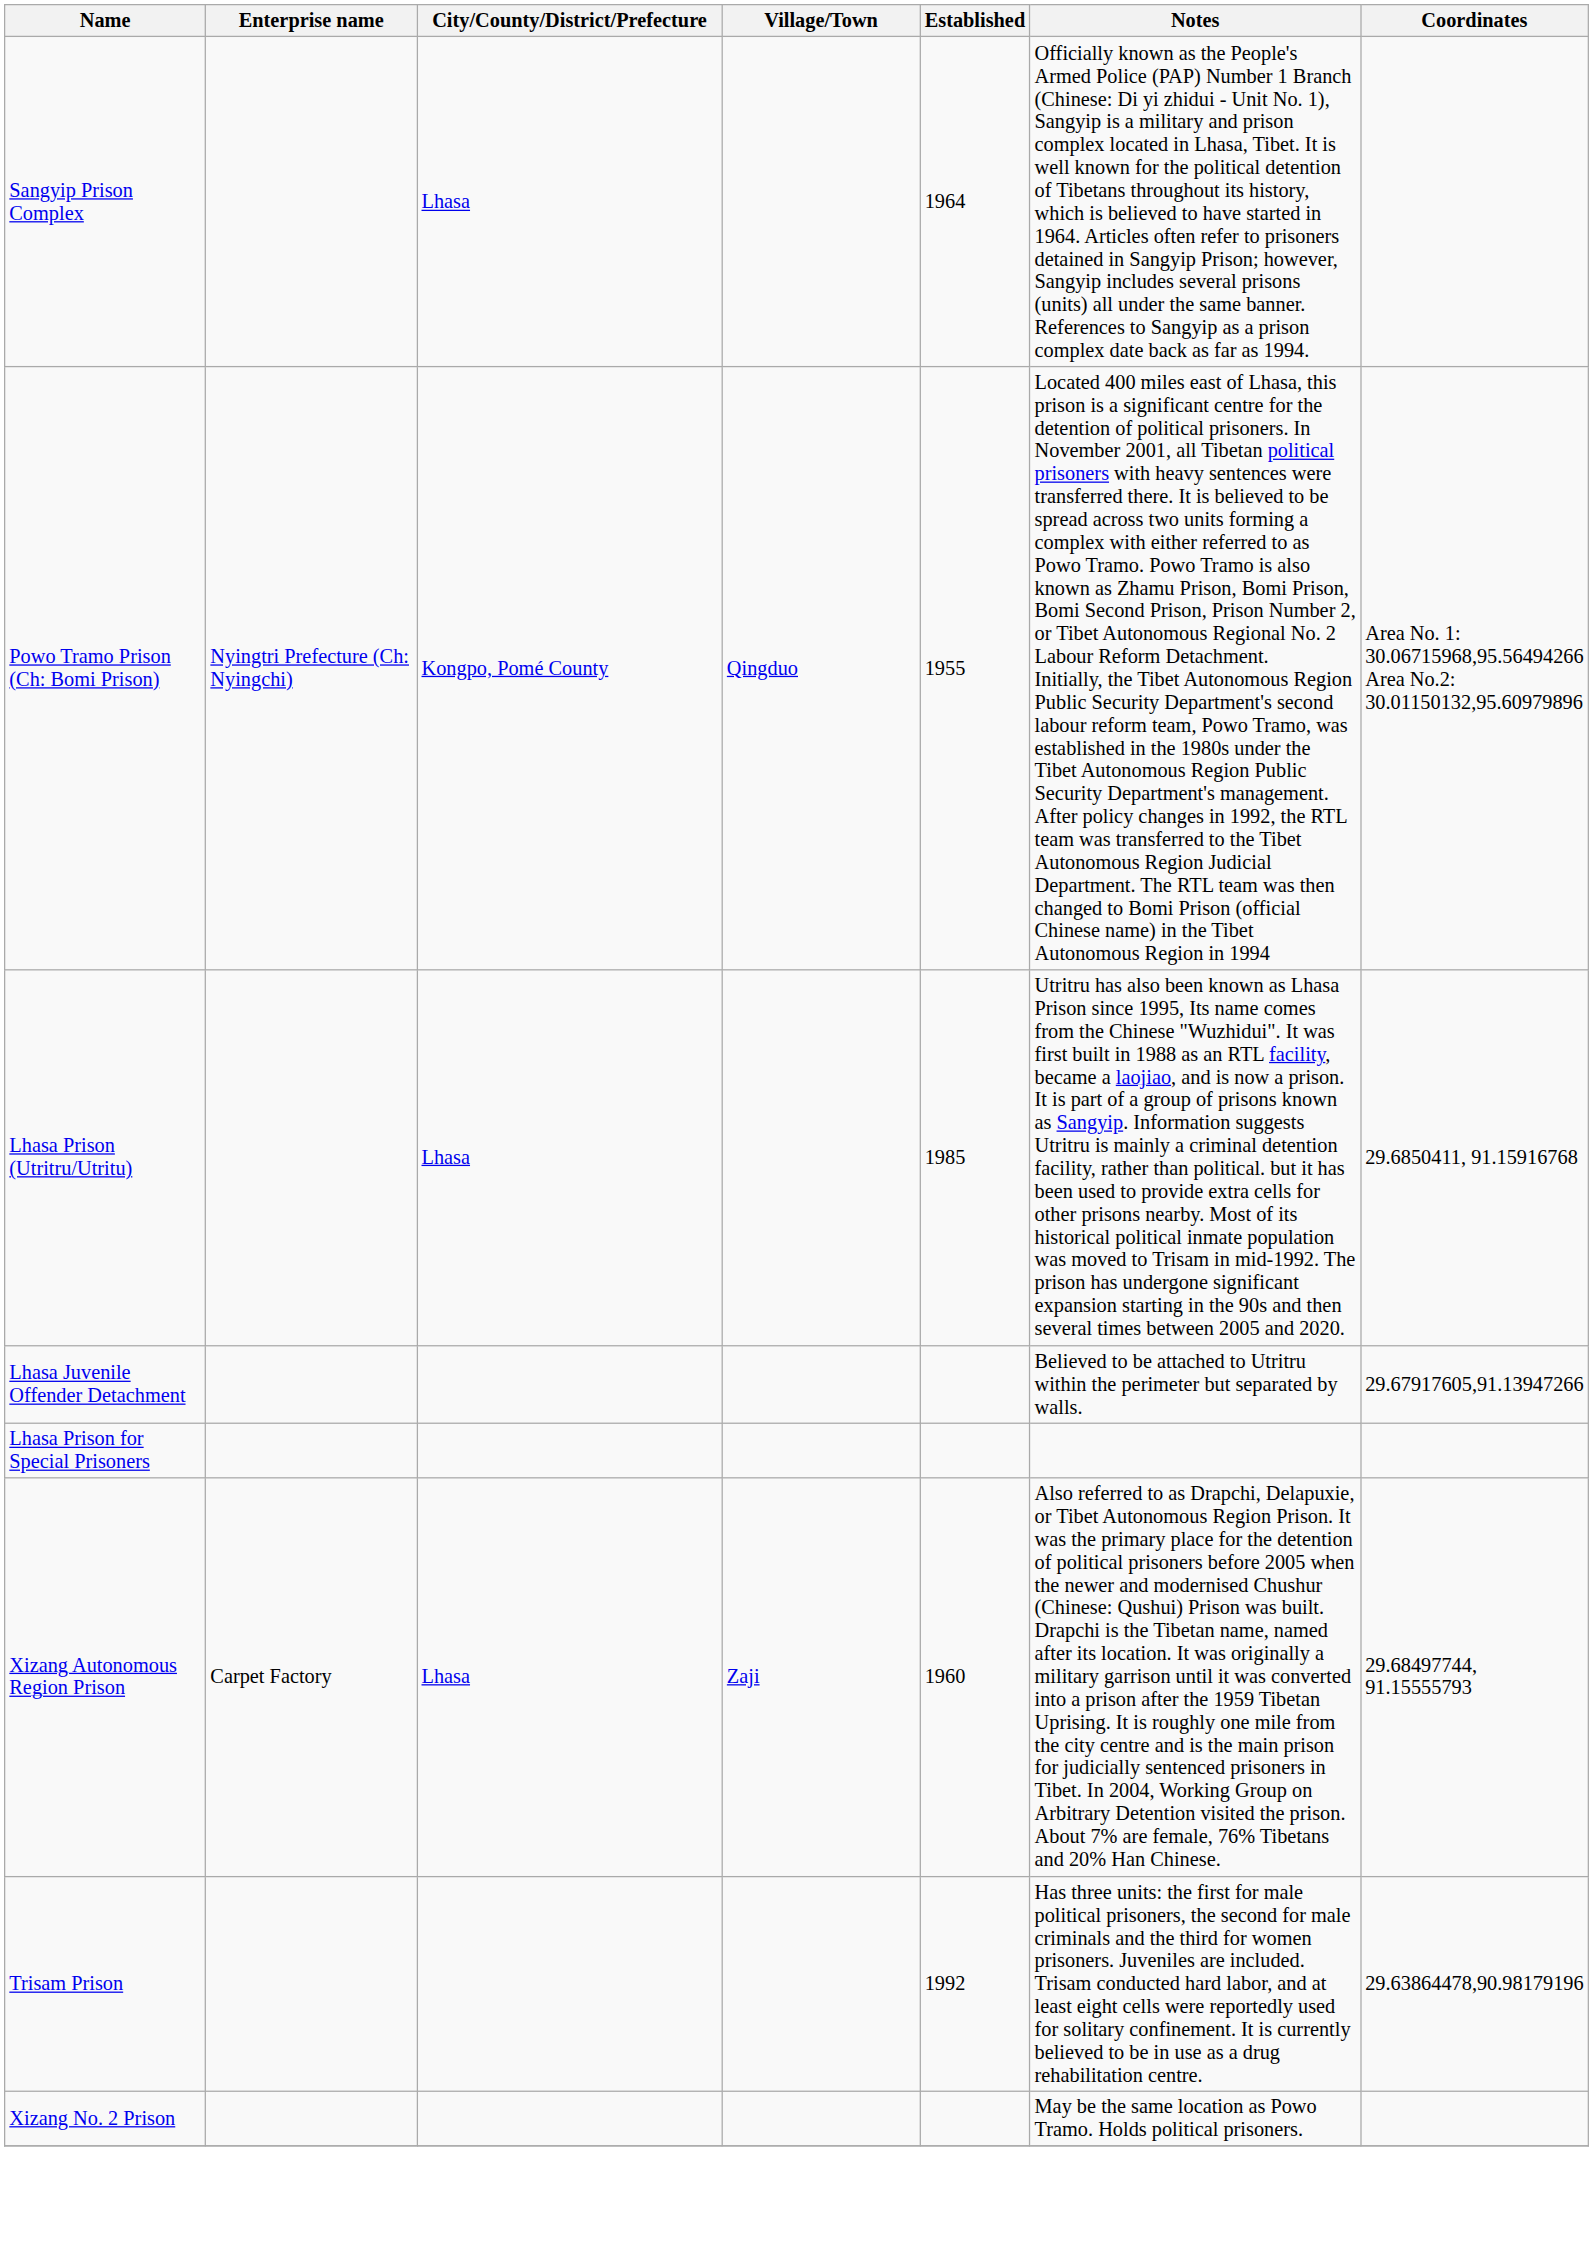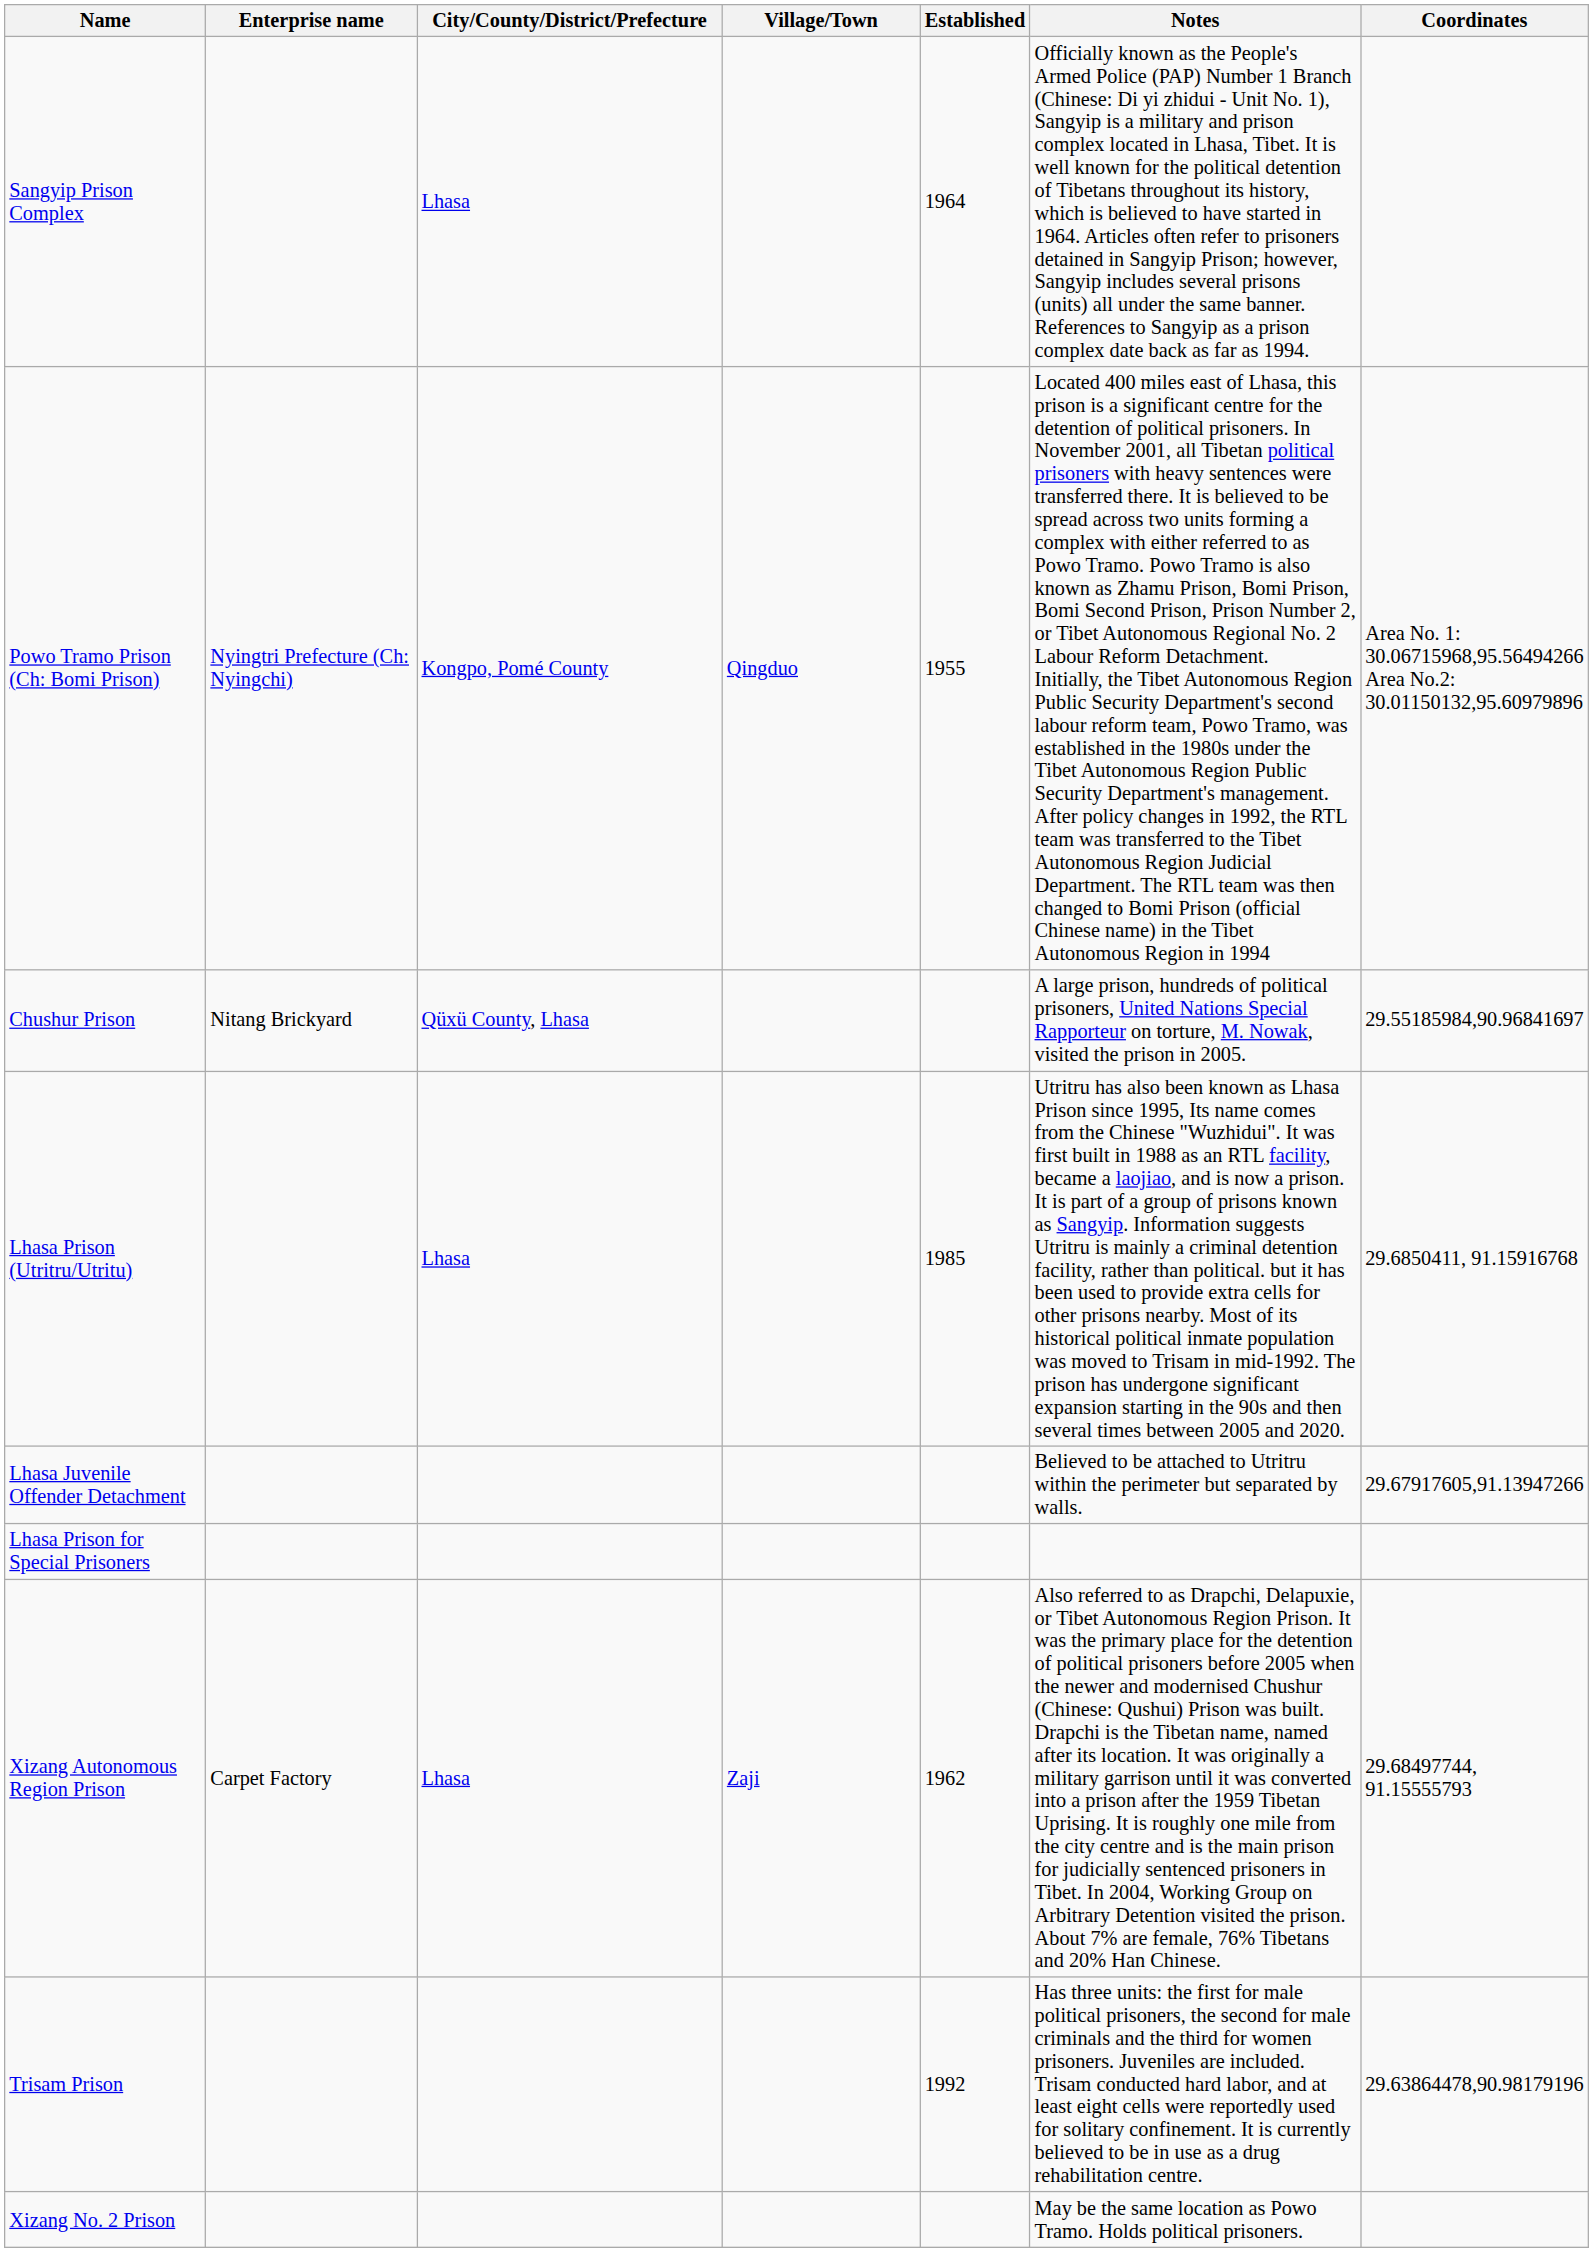+ row: (72, 1020)
(945, 1677) 1960 -> (945, 1777) 1962
